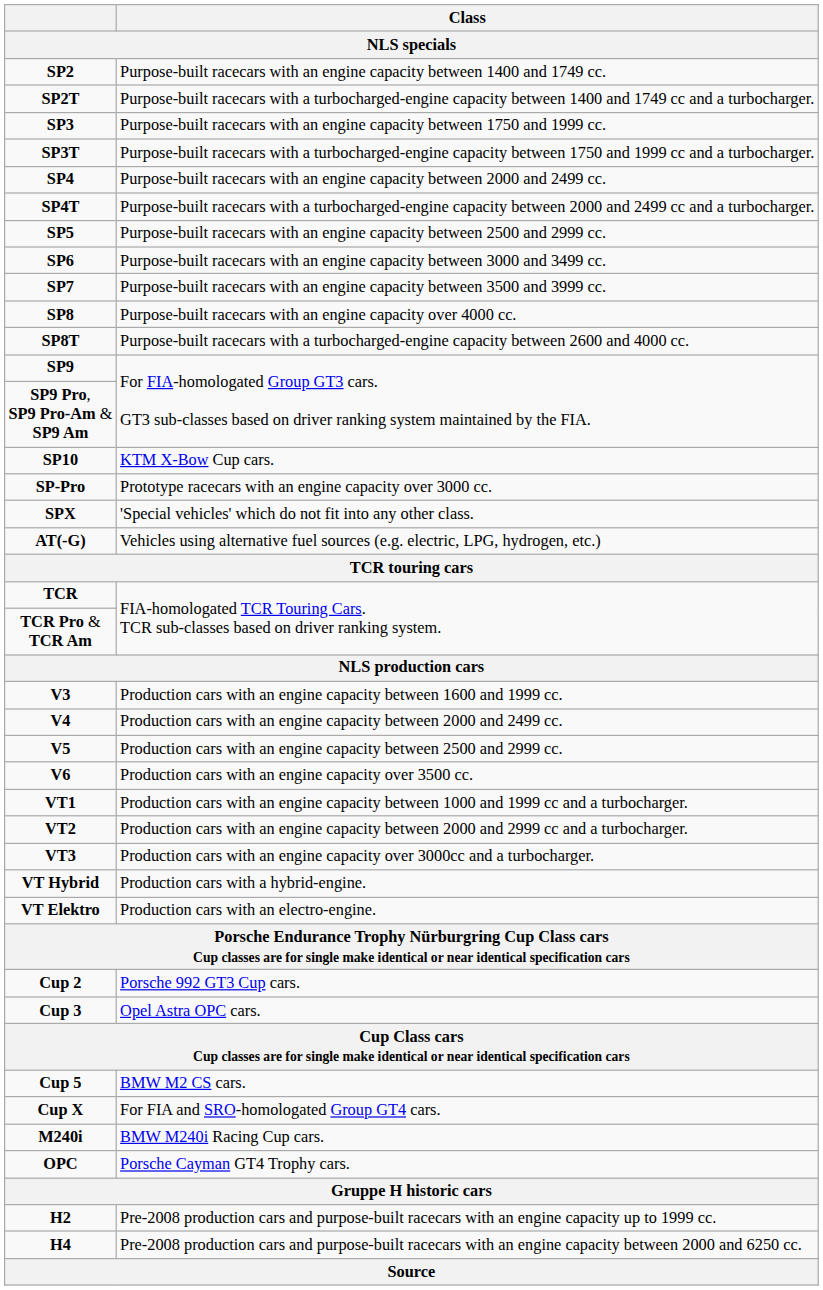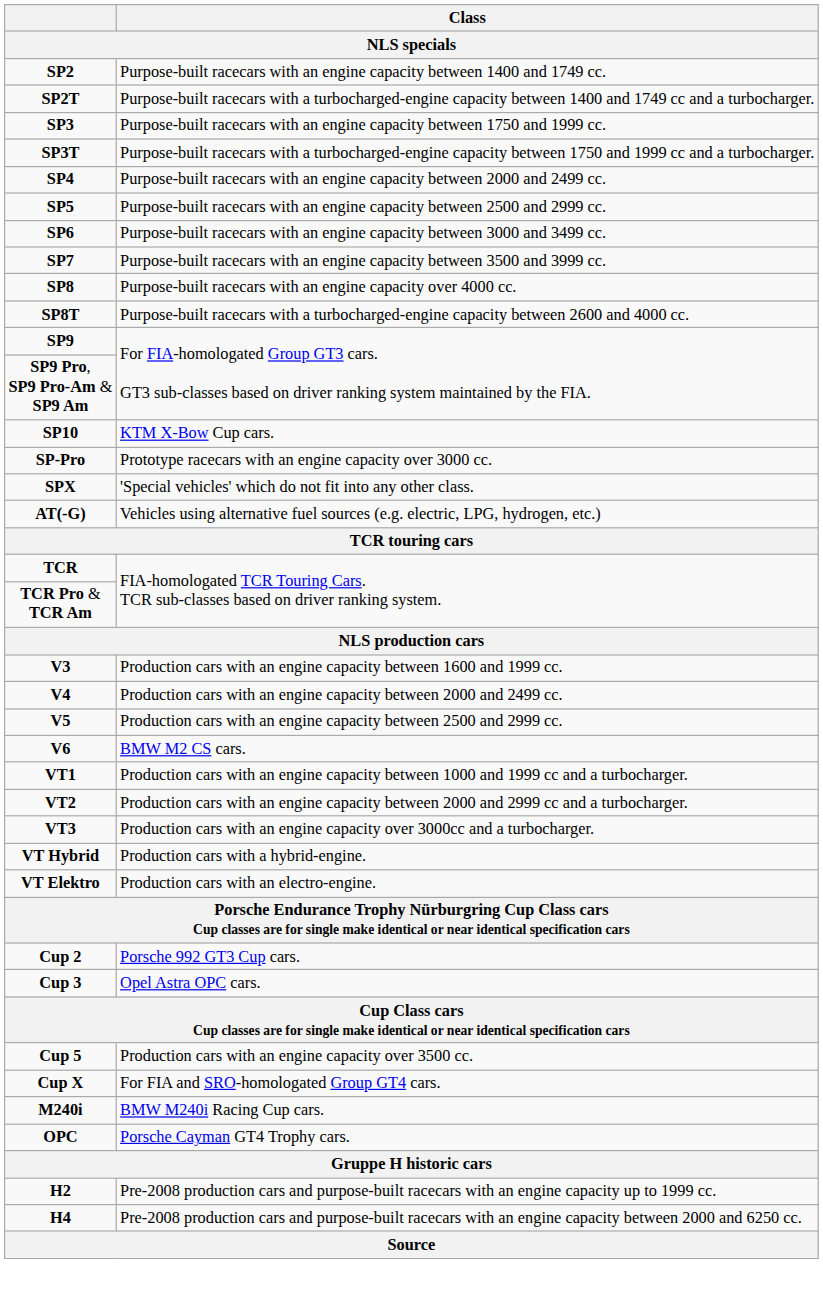- row: (60, 206)
(297, 775) Production cars with an engine capacity over 3500 cc. -> (183, 748) BMW M2 CS cars.
(183, 1082) BMW M2 CS cars. -> (297, 1055) Production cars with an engine capacity over 3500 cc.
